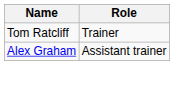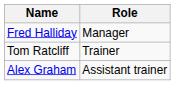+ row: (42, 32)
